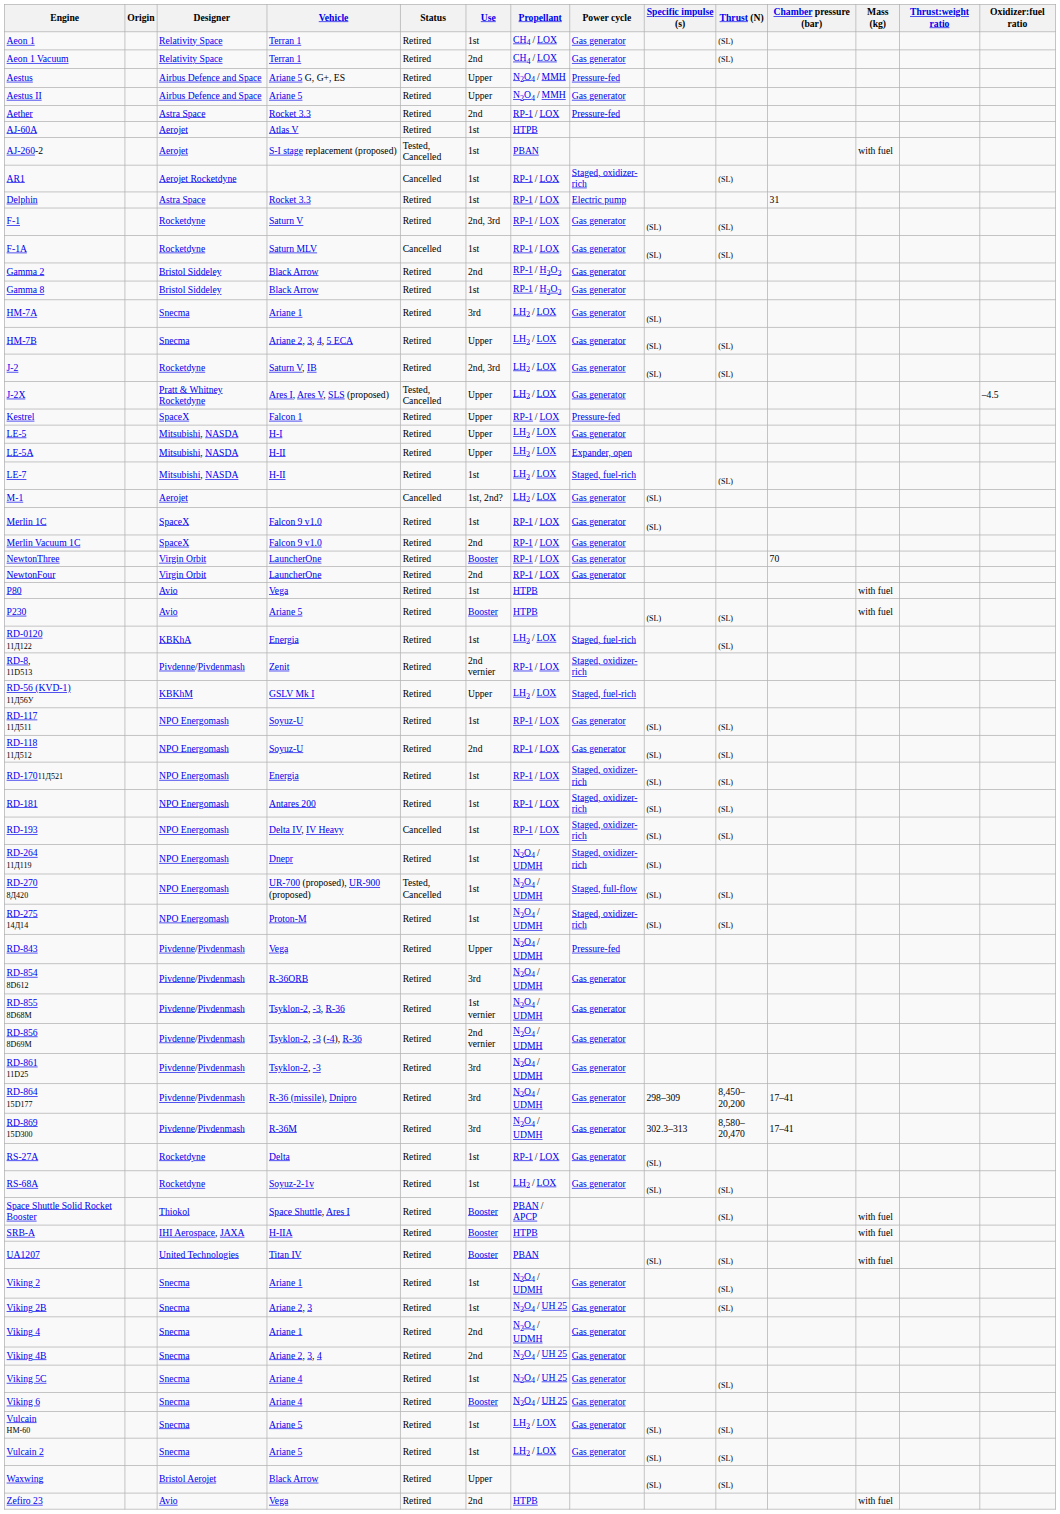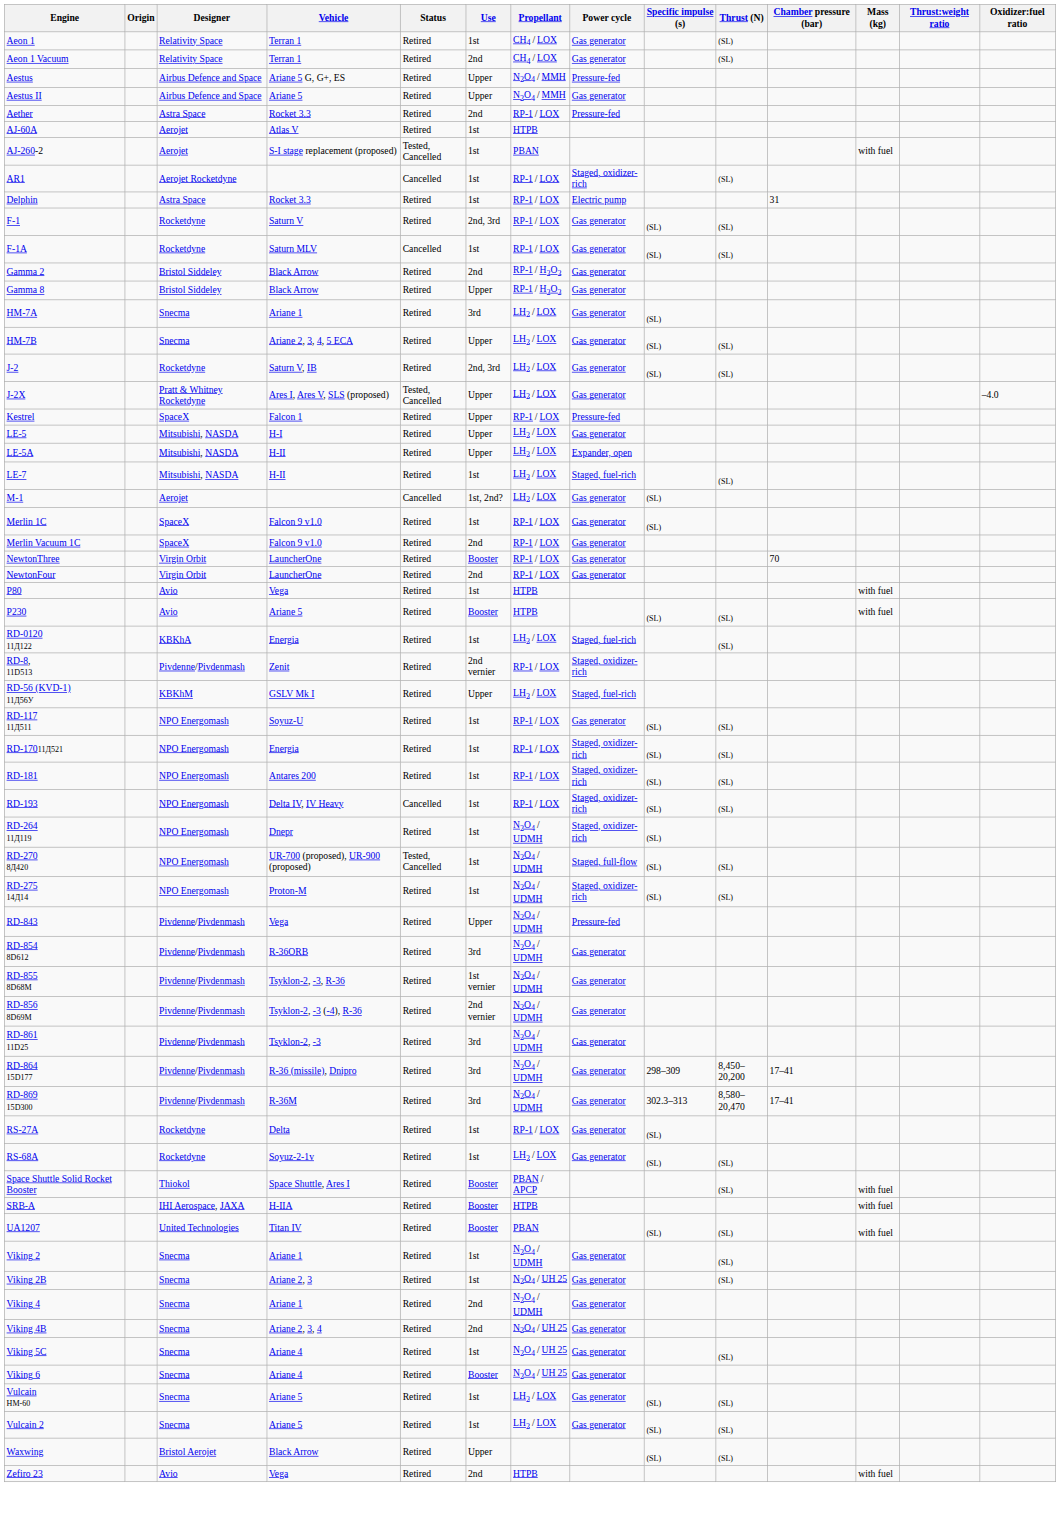(474, 290) 1st -> (480, 290) Upper
(990, 395) –4.5 -> (990, 395) –4.0
- row: (22, 749)
